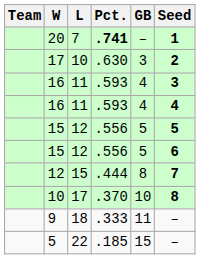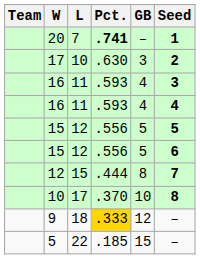(111, 220) no background -> (111, 220) gold background
(143, 220) 11 -> (143, 220) 12
